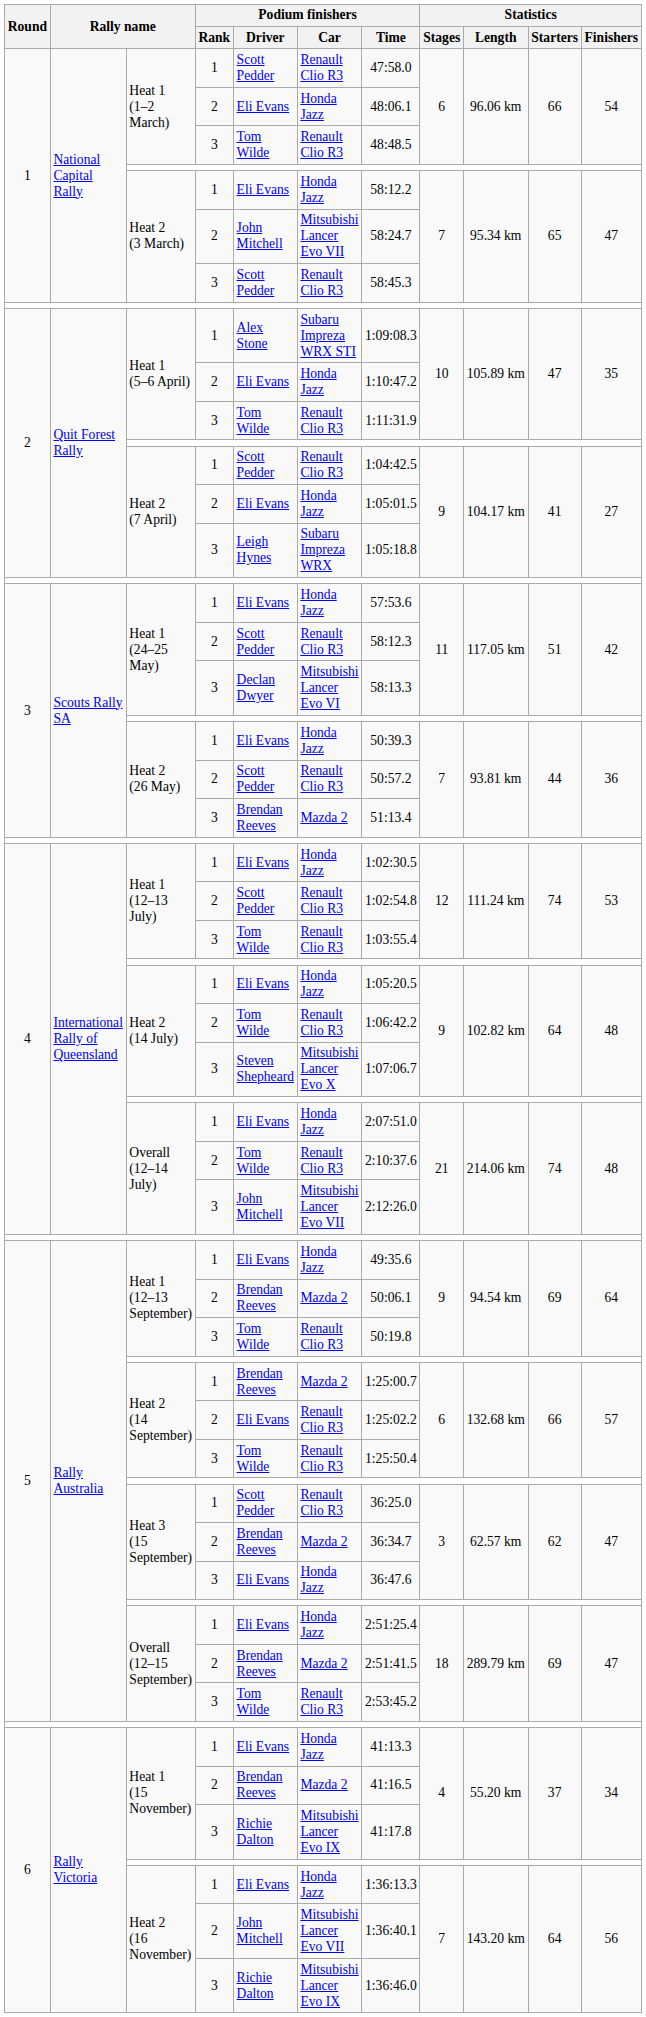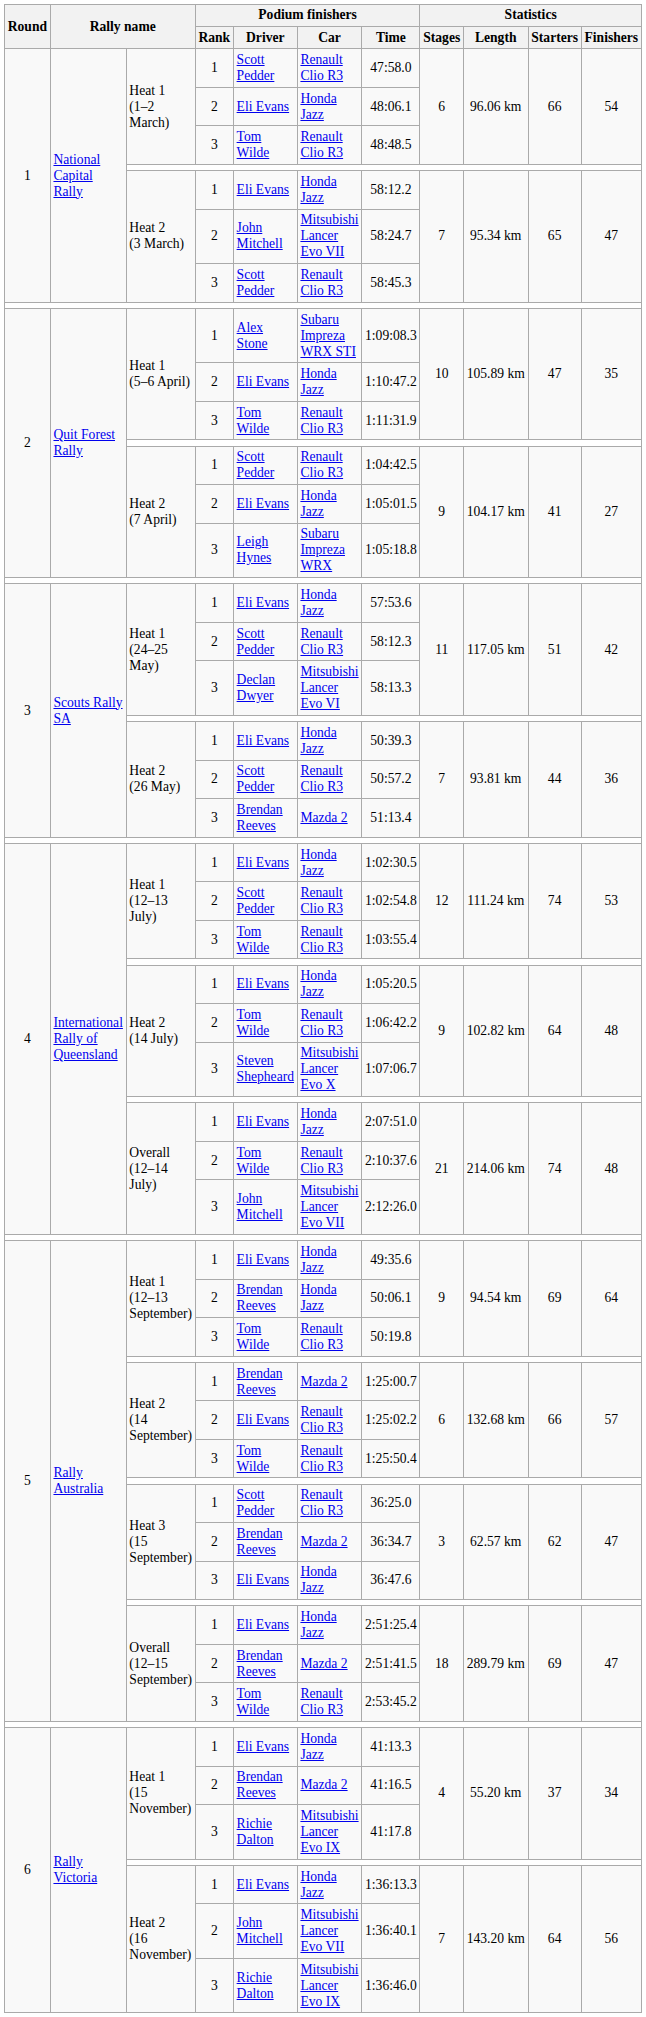(324, 1298) Mazda 2 -> (319, 1298) Honda Jazz
